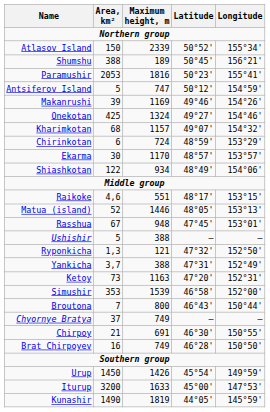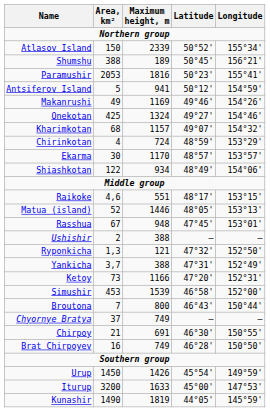(162, 88) 747 -> (162, 88) 941
(115, 102) 39 -> (115, 102) 49
(118, 143) 6 -> (118, 143) 4
(118, 238) 5 -> (118, 238) 2
(159, 278) 1163 -> (159, 278) 1166
(113, 292) 353 -> (113, 292) 453
